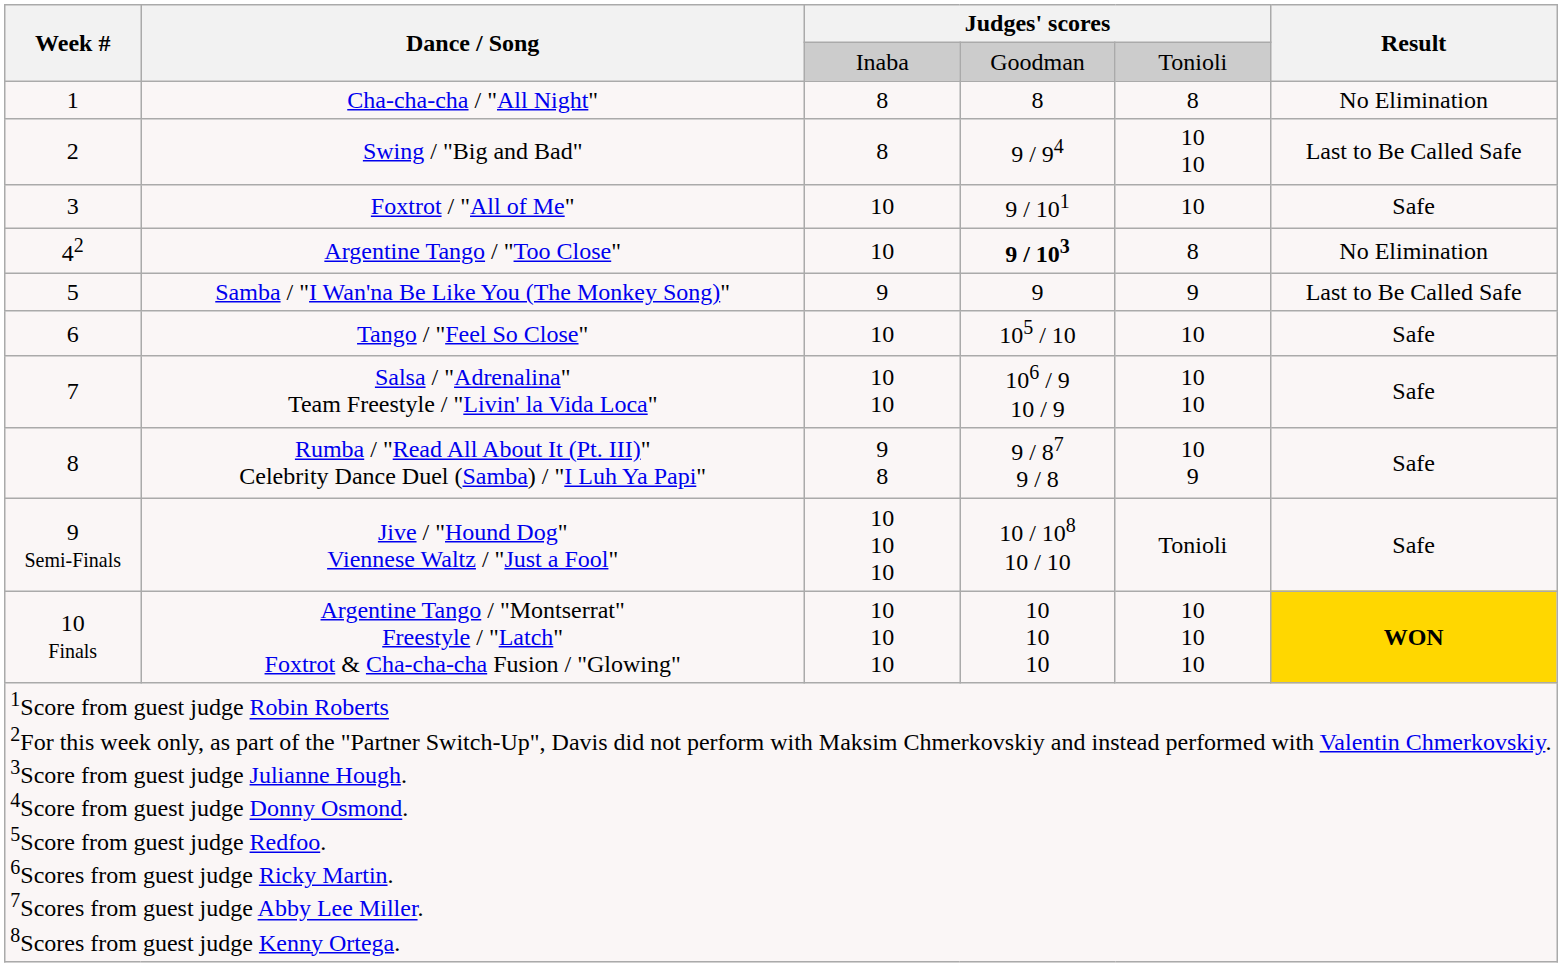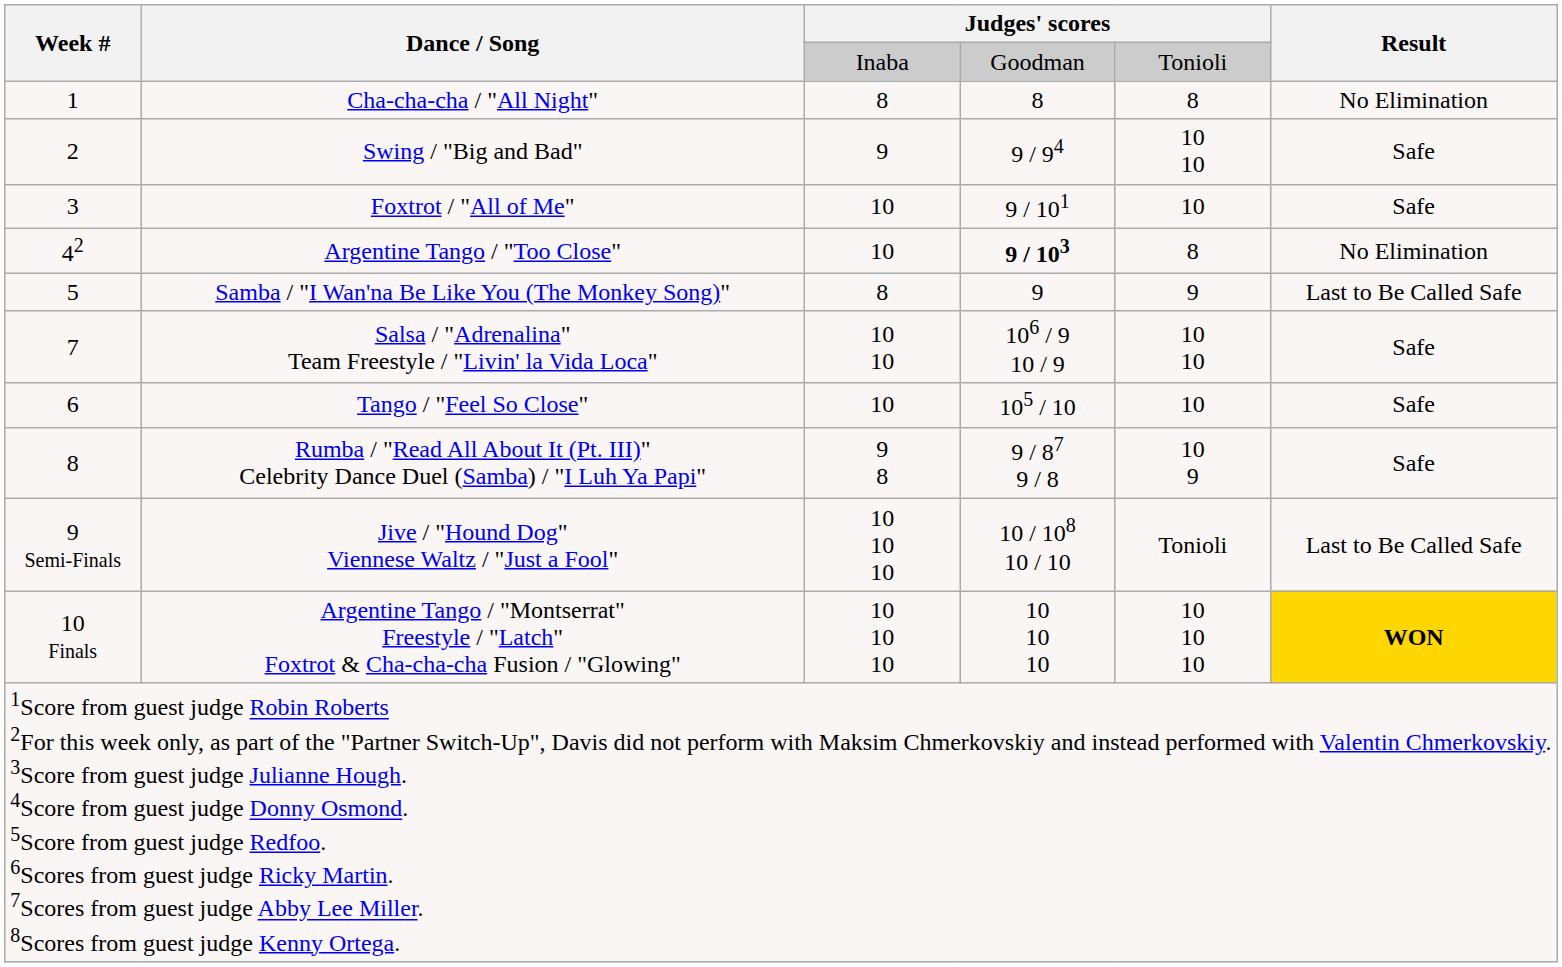(882, 151) 8 -> (882, 151) 9
(1414, 151) Last to Be Called Safe -> (1414, 151) Safe
(882, 291) 9 -> (882, 291) 8
rows swapped: (473, 333) <-> (473, 391)
(1414, 544) Safe -> (1414, 544) Last to Be Called Safe
